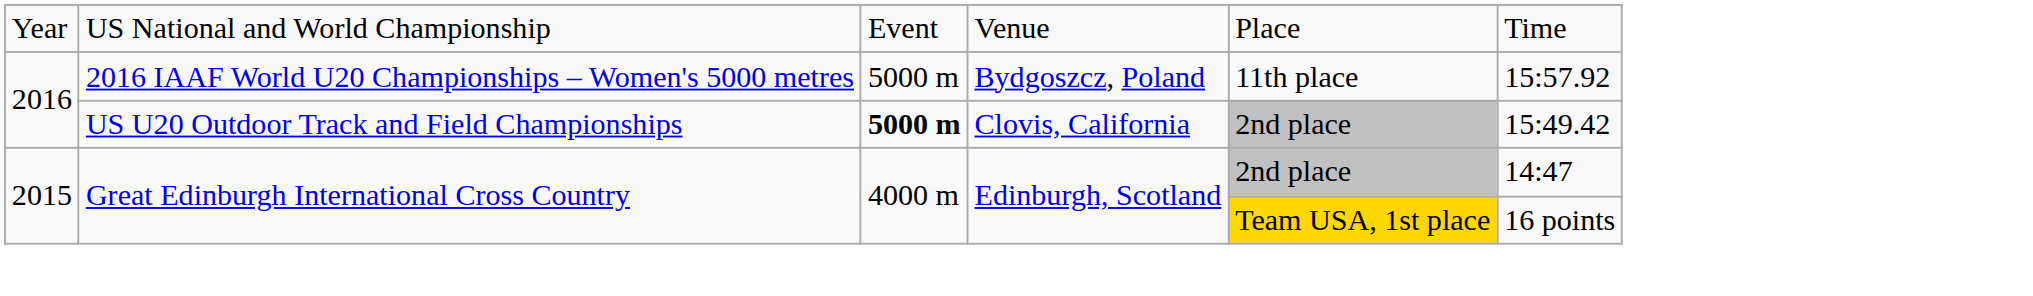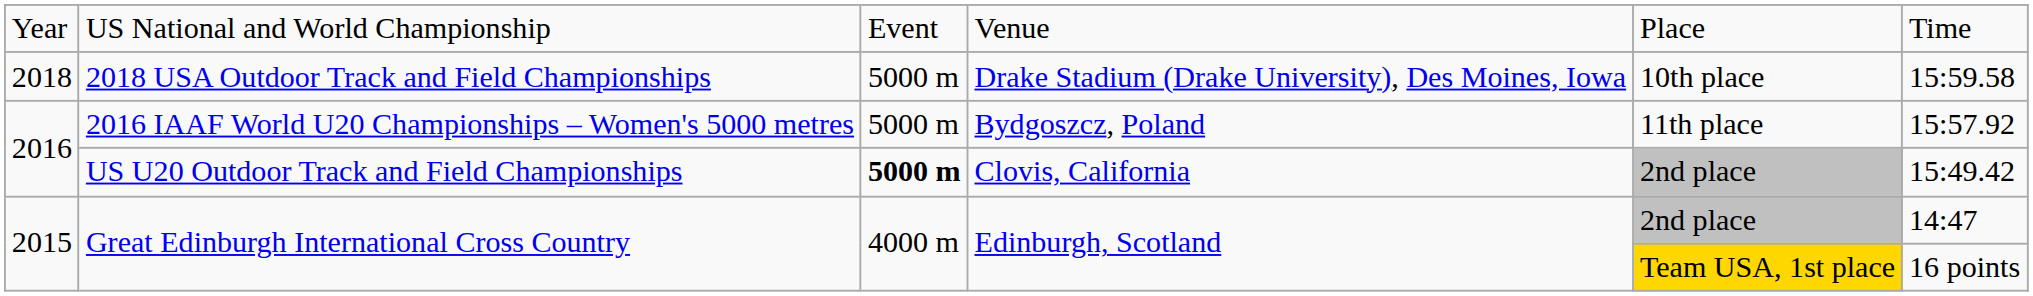+ row: (398, 76)
